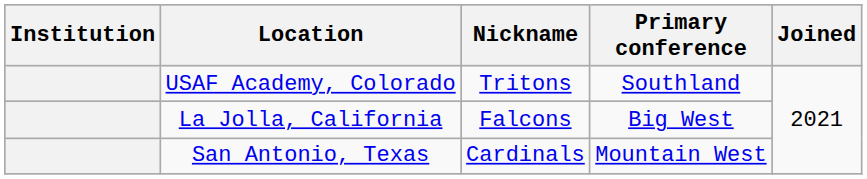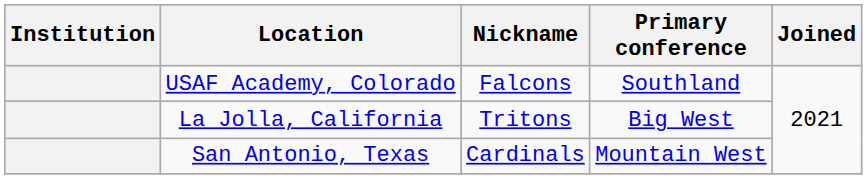(525, 84) Tritons -> (525, 84) Falcons
(525, 120) Falcons -> (525, 120) Tritons
